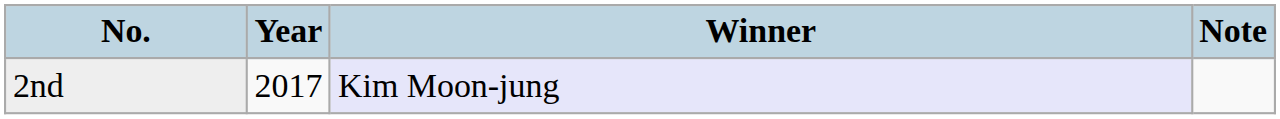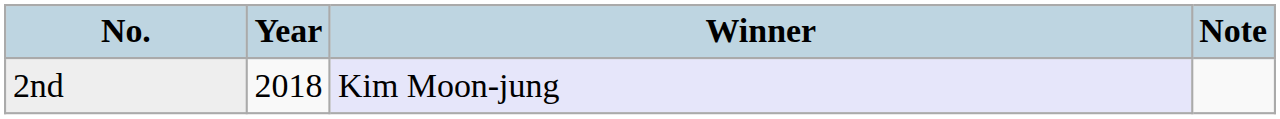(288, 85) 2017 -> (288, 85) 2018
